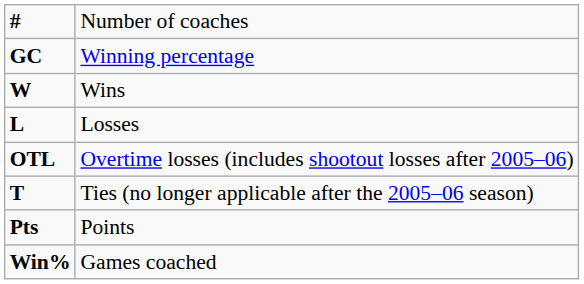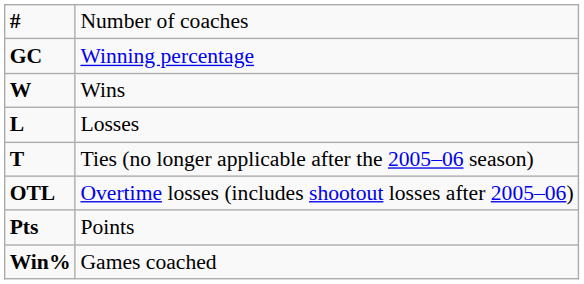rows swapped: (17, 192) <-> (32, 158)
